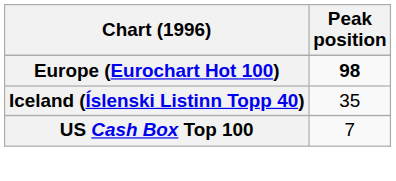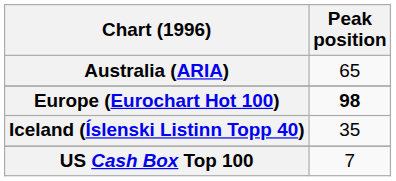+ row: (157, 70)
